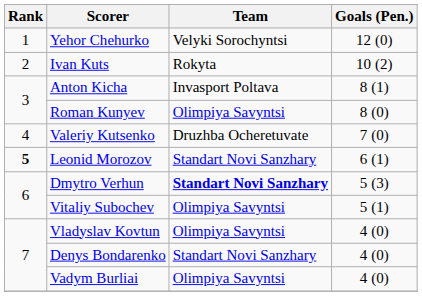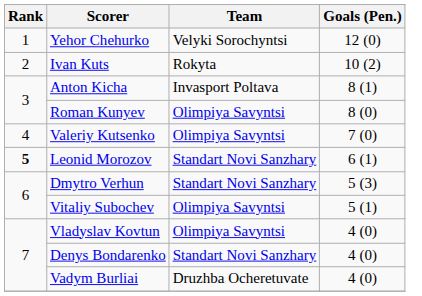(240, 135) Druzhba Ocheretuvate -> (229, 135) Olimpiya Savyntsi
(250, 183) bold -> (244, 183) normal
(229, 278) Olimpiya Savyntsi -> (240, 278) Druzhba Ocheretuvate
